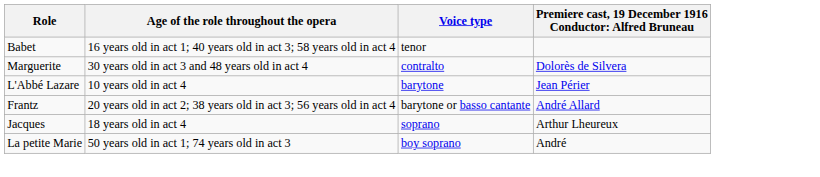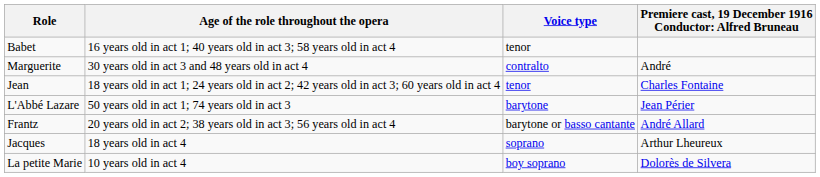(581, 66) Dolorès de Silvera -> (656, 66) André
+ row: (18, 85)
(137, 85) 10 years old in act 4 -> (189, 104) 50 years old in act 1; 74 years old in act 3
(189, 143) 50 years old in act 1; 74 years old in act 3 -> (137, 162) 10 years old in act 4
(551, 143) André -> (686, 162) Dolorès de Silvera
